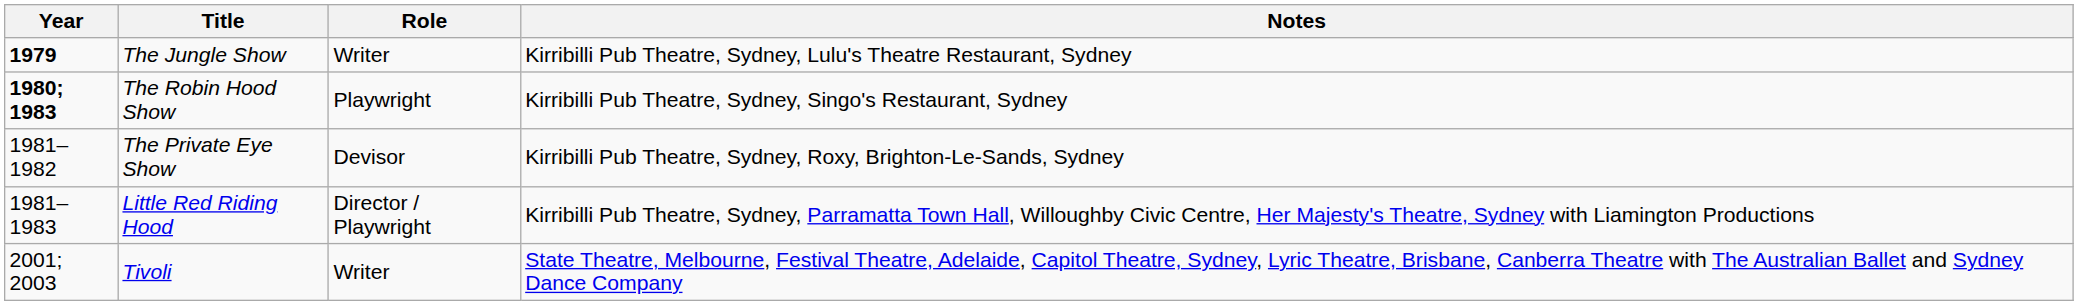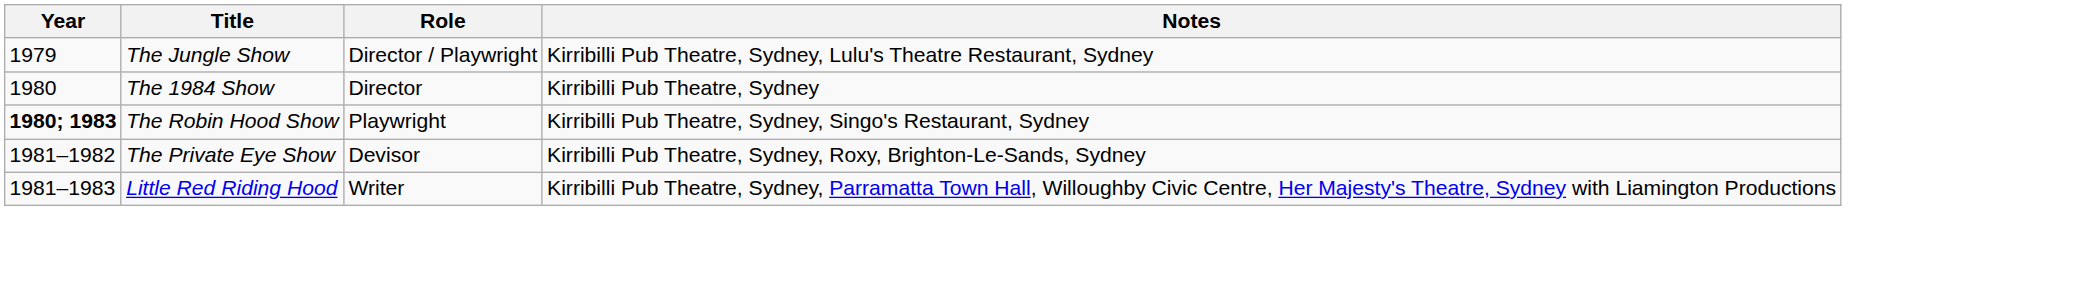(33, 54) bold -> (33, 54) normal
(361, 54) Writer -> (443, 54) Director / Playwright
+ row: (200, 88)
(382, 214) Director / Playwright -> (376, 188) Writer
- row: (147, 271)
